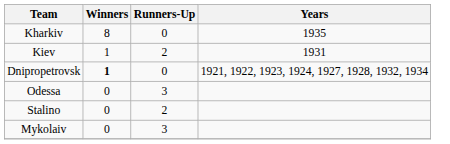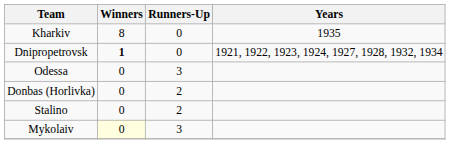- row: (44, 52)
+ row: (51, 91)
(107, 129) no background -> (122, 129) lightyellow background
